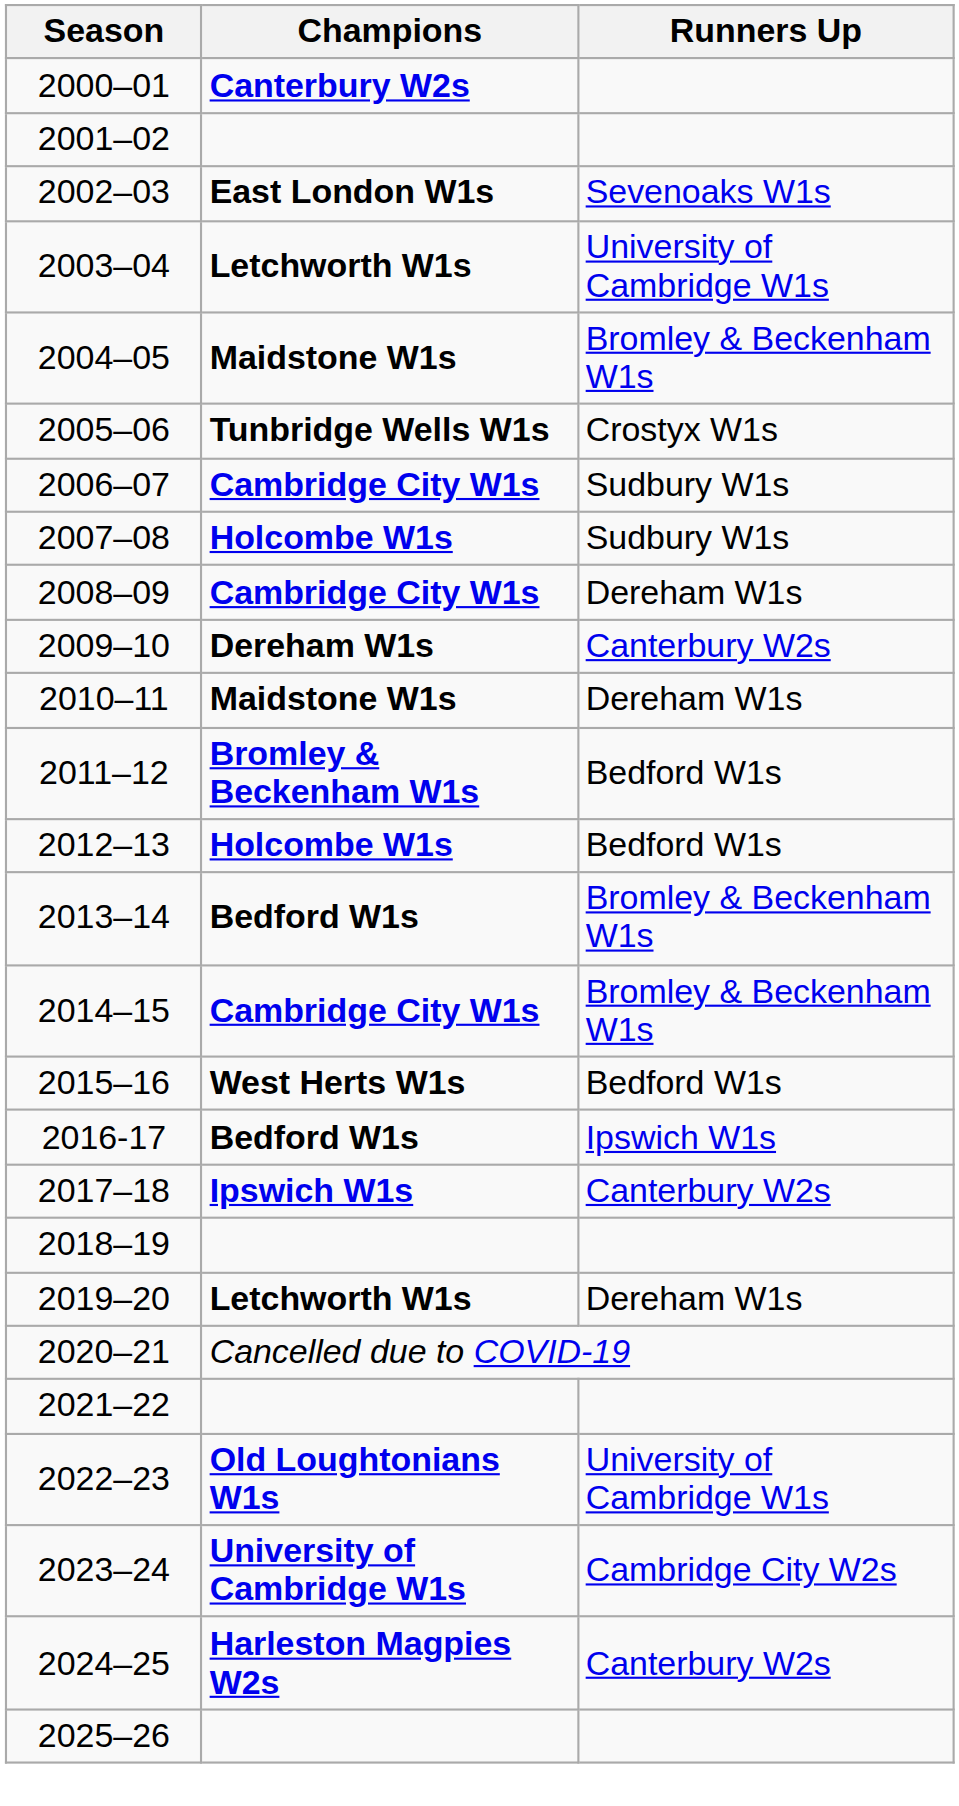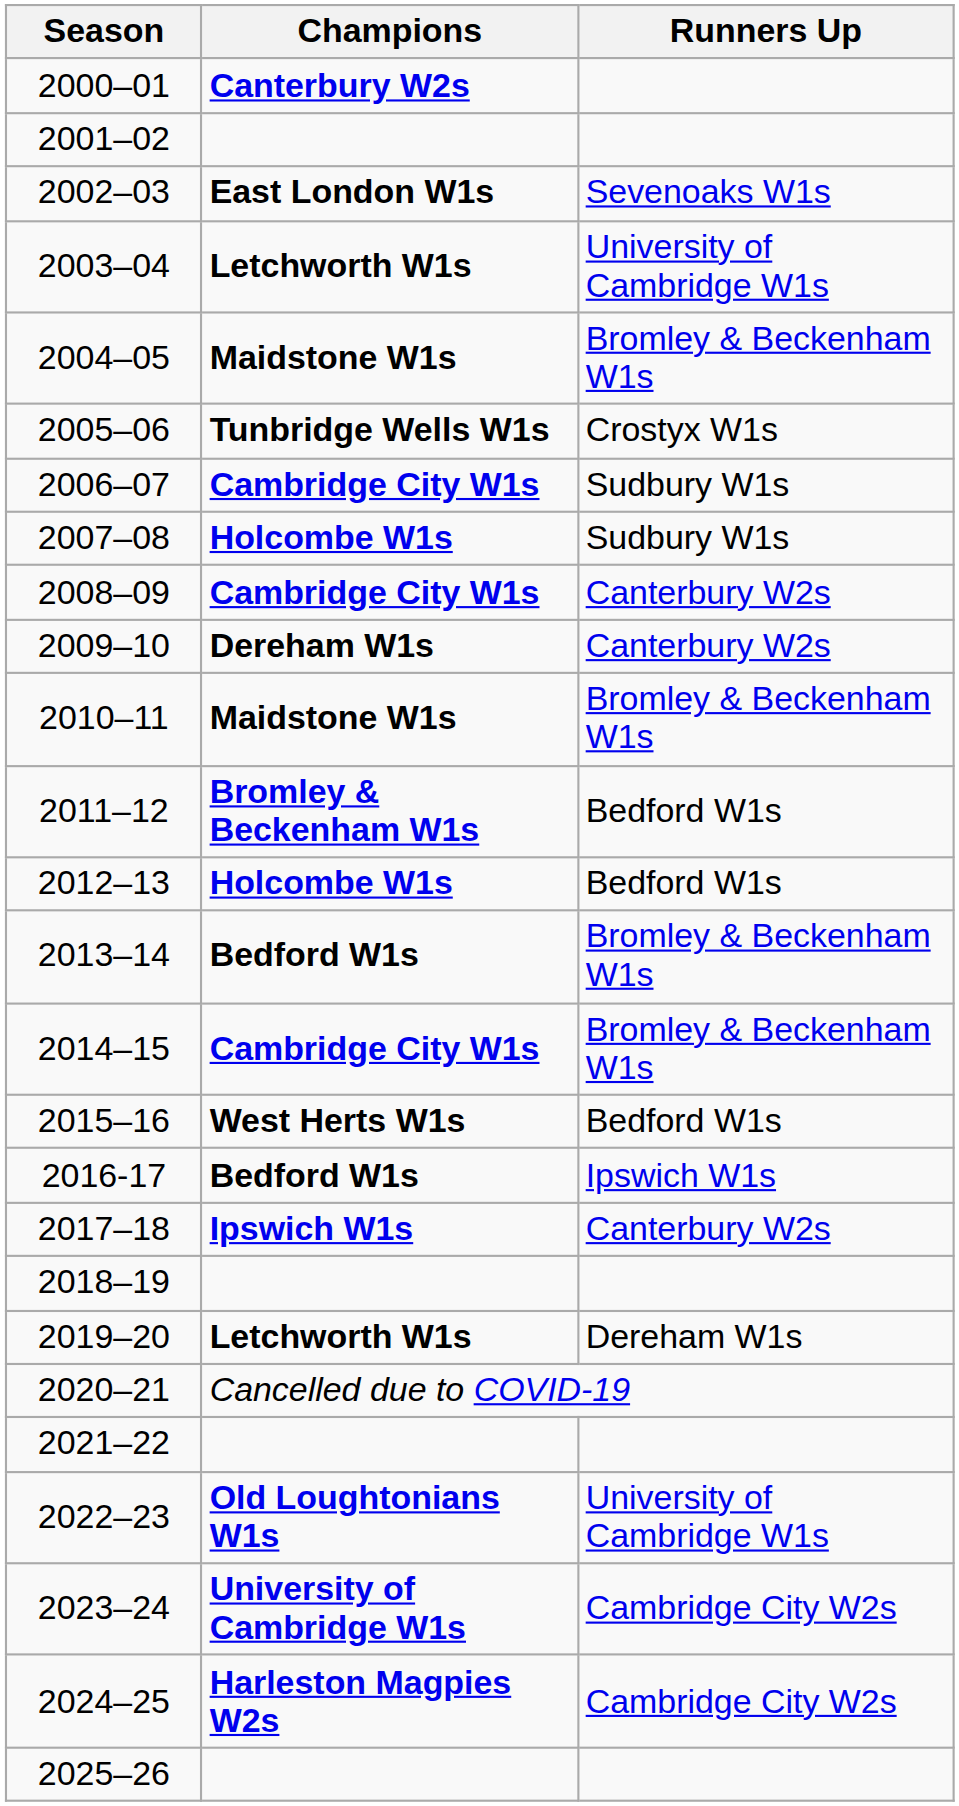(694, 591) Dereham W1s -> (708, 591) Canterbury W2s
(694, 699) Dereham W1s -> (758, 718) Bromley & Beckenham W1s
(708, 1662) Canterbury W2s -> (741, 1700) Cambridge City W2s
